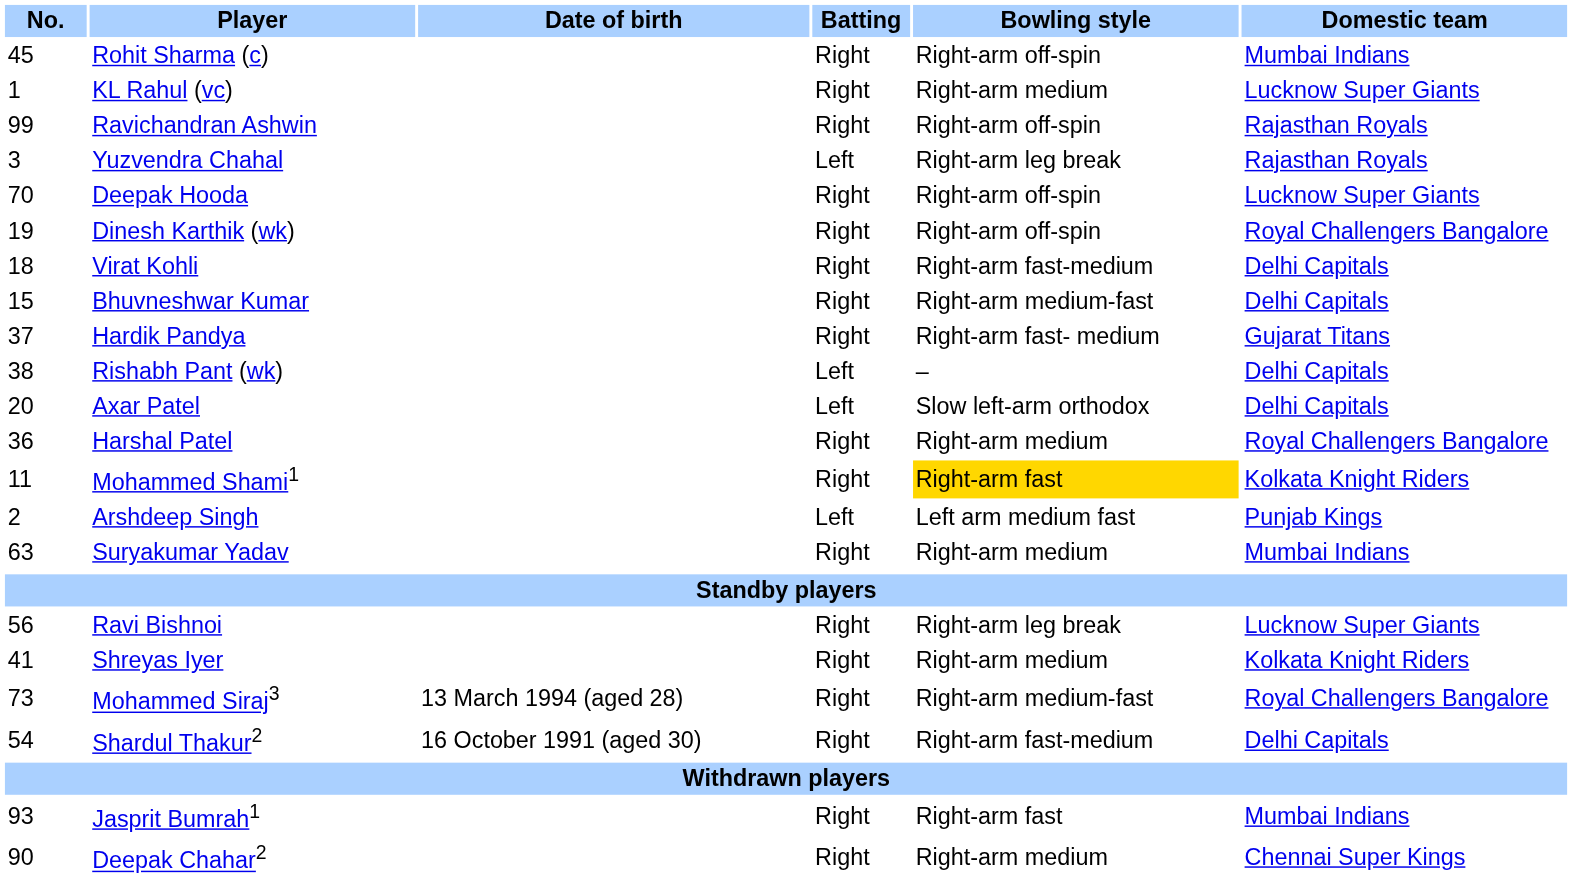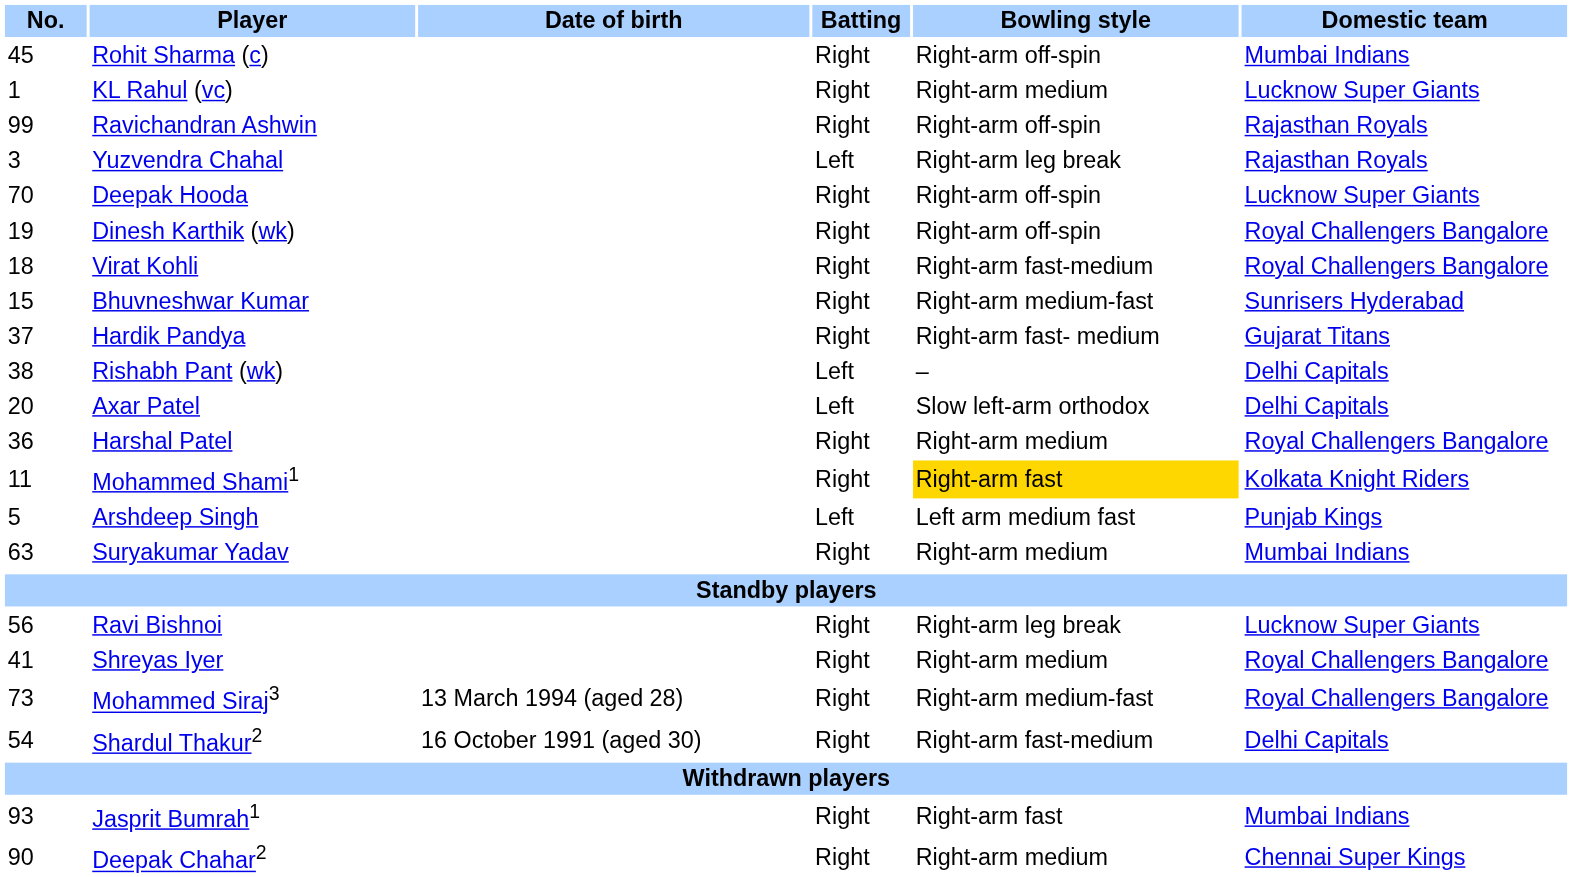(1317, 266) Delhi Capitals -> (1397, 266) Royal Challengers Bangalore
(1317, 301) Delhi Capitals -> (1354, 301) Sunrisers Hyderabad
(14, 517) 2 -> (14, 517) 5
(1357, 660) Kolkata Knight Riders -> (1397, 660) Royal Challengers Bangalore
